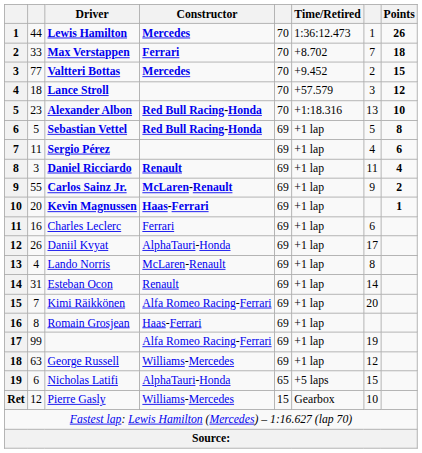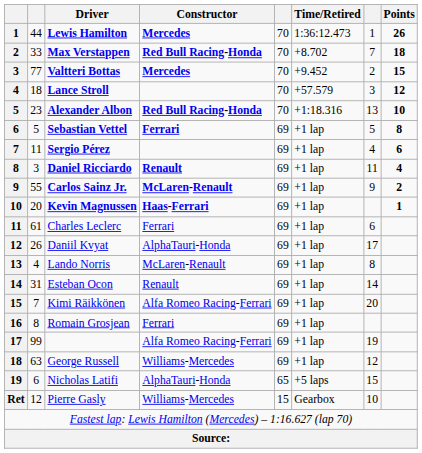(161, 52) Ferrari -> (202, 52) Red Bull Racing-Honda
(202, 129) Red Bull Racing-Honda -> (161, 129) Ferrari
(36, 226) 16 -> (36, 226) 61
(172, 322) Haas-Ferrari -> (158, 322) Ferrari
